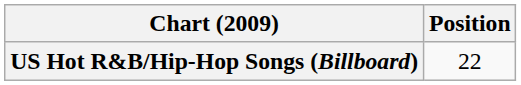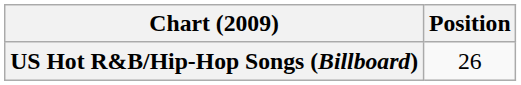(470, 60) 22 -> (470, 60) 26
